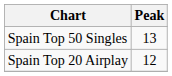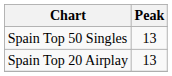(149, 60) 12 -> (149, 60) 13
